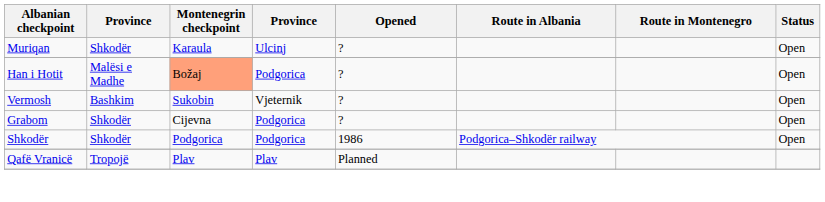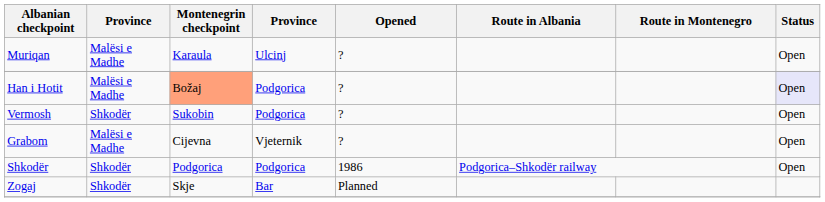(110, 47) Shkodër -> (111, 54) Malësi e Madhe
(792, 74) no background -> (792, 87) lavender background
(112, 100) Bashkim -> (110, 114) Shkodër
(279, 100) Vjeternik -> (280, 114) Podgorica
(110, 120) Shkodër -> (111, 140) Malësi e Madhe
(280, 120) Podgorica -> (279, 140) Vjeternik
+ row: (22, 186)
- row: (40, 159)
